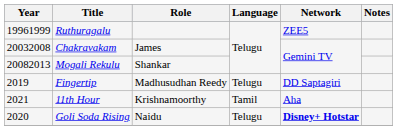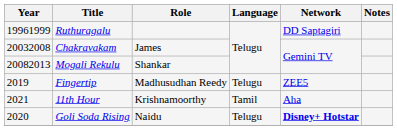(296, 30) ZEE5 -> (312, 30) DD Saptagiri
(312, 82) DD Saptagiri -> (296, 82) ZEE5
